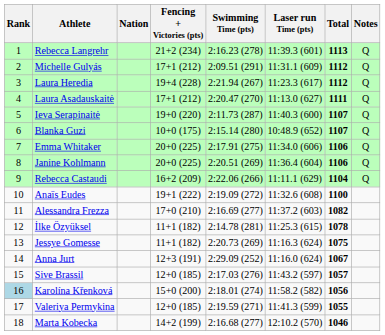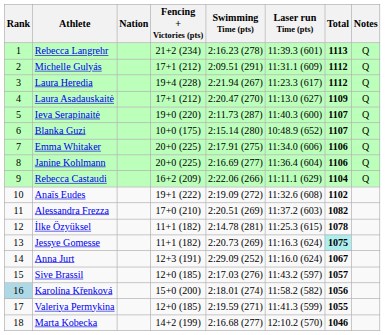(338, 99) 1111 -> (338, 99) 1109
(235, 163) 2:20.51 (269) -> (235, 163) 2:16.69 (277)
(338, 195) 1100 -> (338, 195) 1102
(235, 211) 2:16.69 (277) -> (235, 211) 2:20.51 (269)
(338, 242) no background -> (338, 242) paleturquoise background
